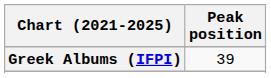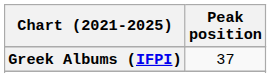(225, 59) 39 -> (225, 59) 37
